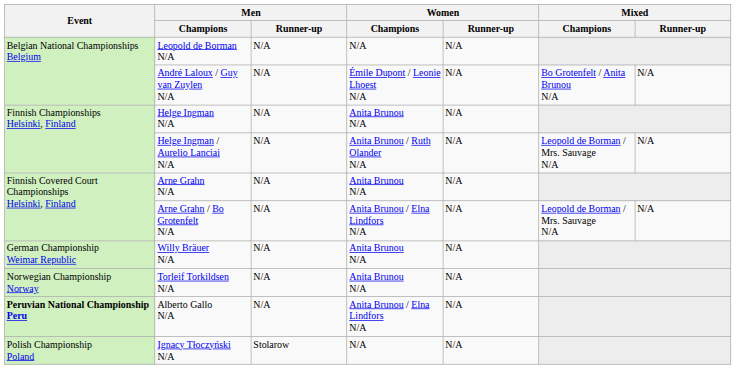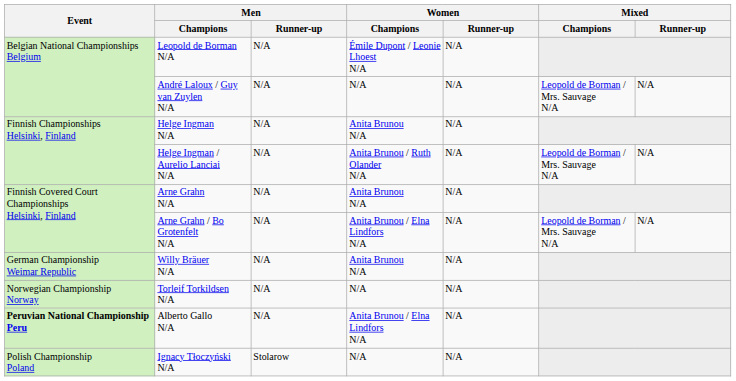(358, 45) N/A -> (395, 56) Émile Dupont / Leonie Lhoest N/A
(395, 84) Émile Dupont / Leonie Lhoest N/A -> (358, 84) N/A
(583, 84) Bo Grotenfelt / Anita Brunou N/A -> (584, 96) Leopold de Borman / Mrs. Sauvage N/A
(376, 282) Anita Brunou N/A -> (358, 288) N/A
